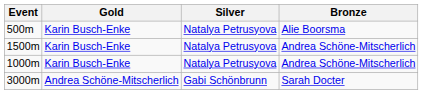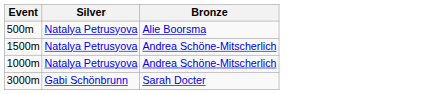- column: (112, 13)
